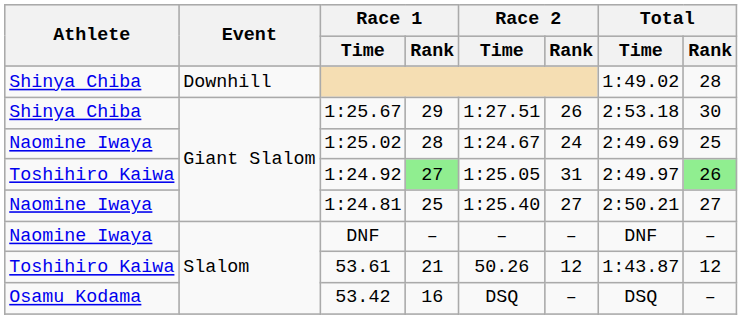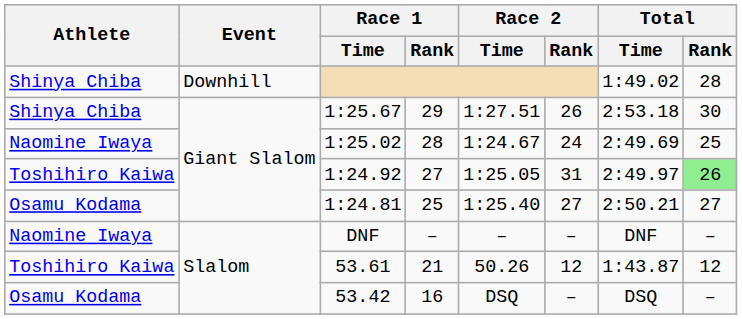(432, 174) lightgreen background -> (432, 174) no background
(81, 205) Naomine Iwaya -> (75, 205) Osamu Kodama
